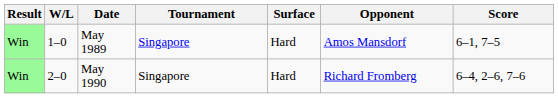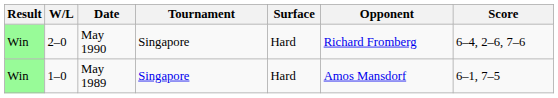rows swapped: (94, 41) <-> (94, 75)
